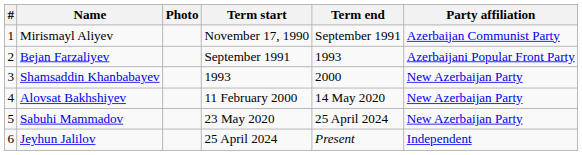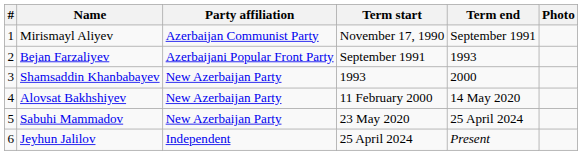columns swapped: (182, 14) <-> (491, 14)
